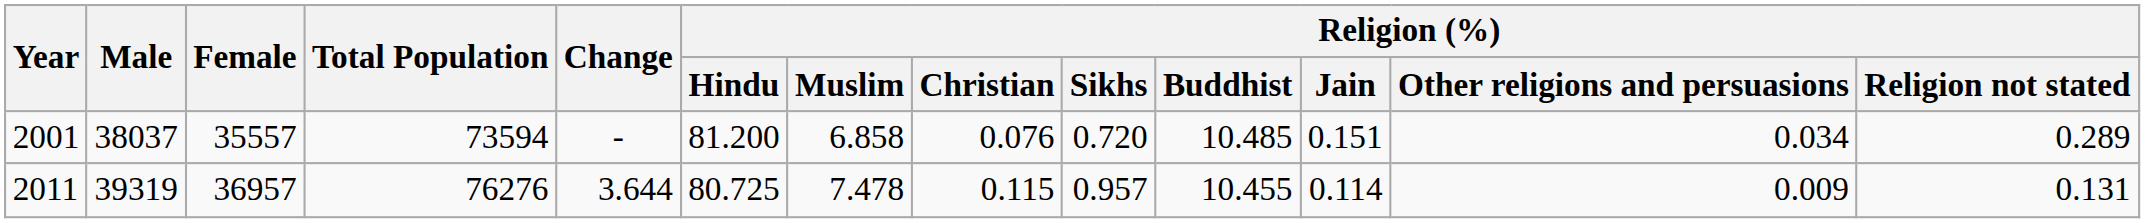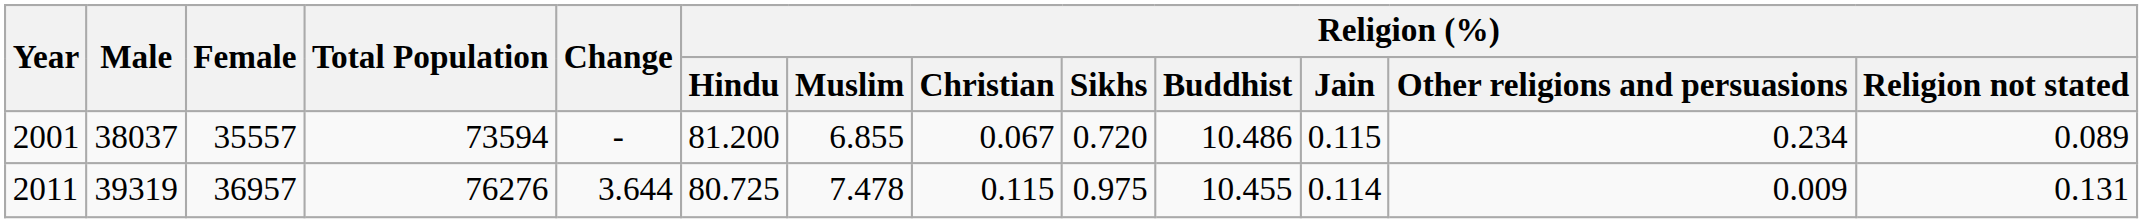(867, 136) 6.858 -> (867, 136) 6.855
(1017, 136) 0.076 -> (1017, 136) 0.067
(1247, 136) 10.485 -> (1247, 136) 10.486
(1345, 136) 0.151 -> (1345, 136) 0.115
(1811, 136) 0.034 -> (1810, 136) 0.234
(2093, 136) 0.289 -> (2092, 136) 0.089
(1110, 189) 0.957 -> (1110, 189) 0.975
